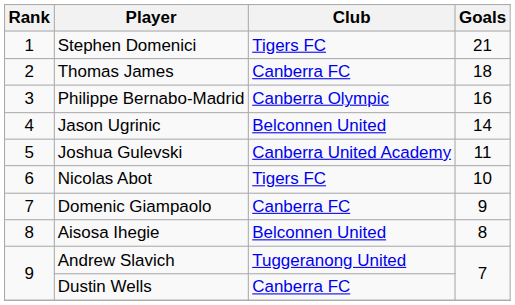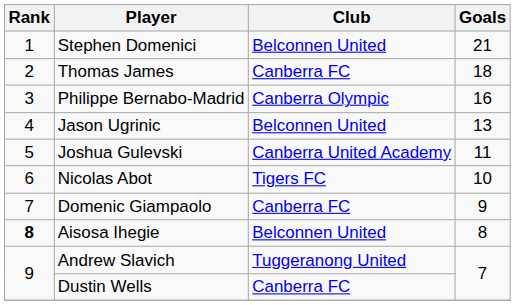(289, 44) Tigers FC -> (319, 44) Belconnen United
(483, 125) 14 -> (483, 125) 13
(29, 233) normal -> (29, 233) bold
